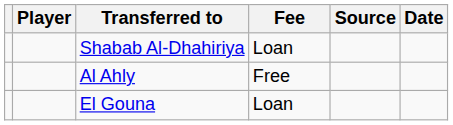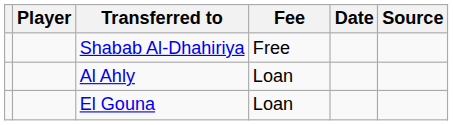columns swapped: (424, 18) <-> (365, 18)
(273, 47) Loan -> (271, 47) Free
(271, 76) Free -> (273, 76) Loan
